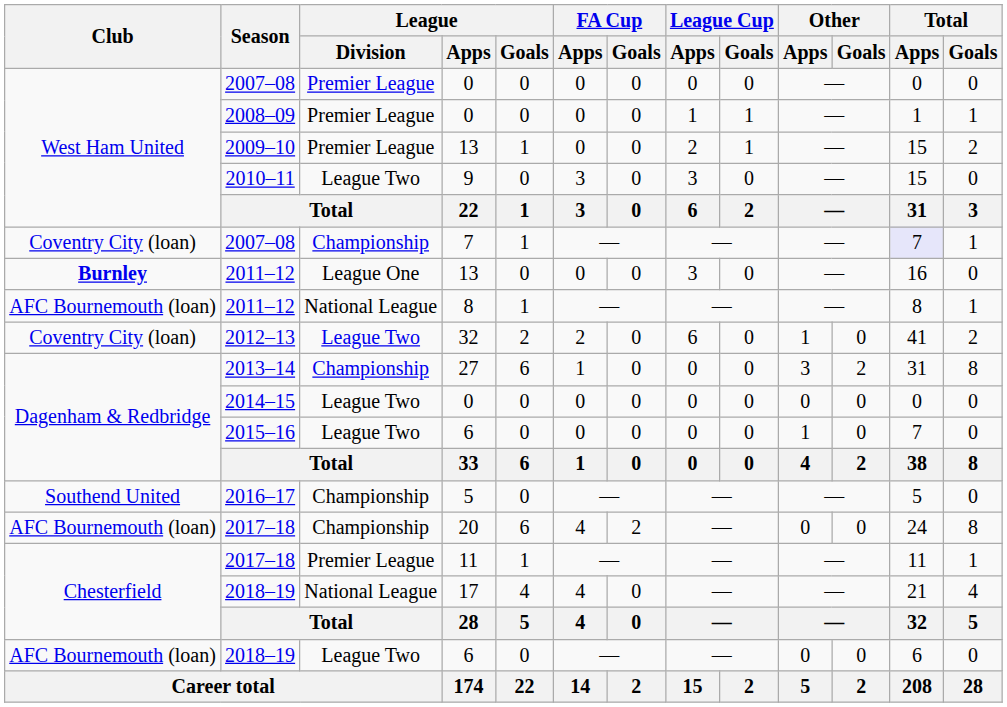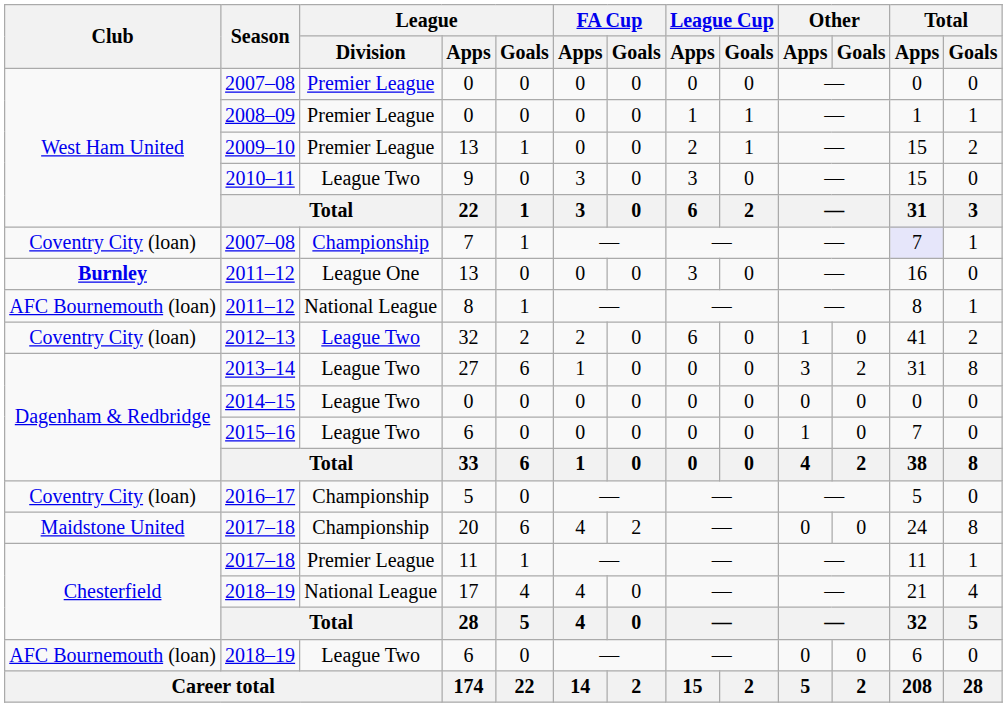(371, 369) Championship -> (371, 369) League Two
(113, 496) Southend United -> (113, 496) Coventry City (loan)
(113, 527) AFC Bournemouth (loan) -> (113, 527) Maidstone United
